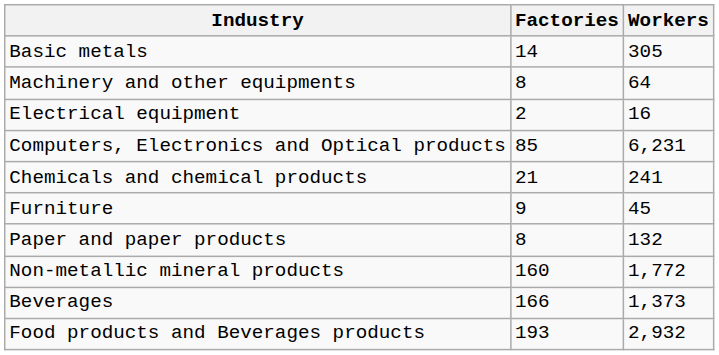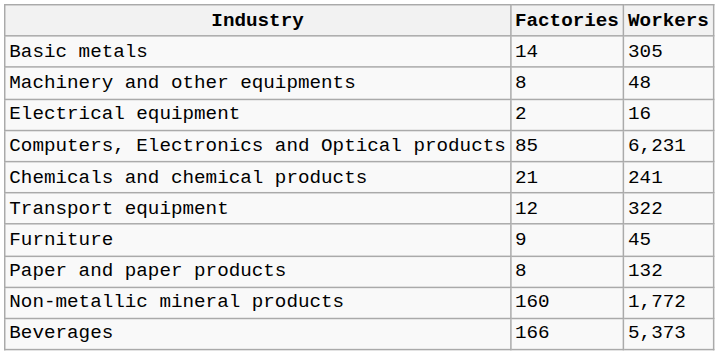(640, 83) 64 -> (640, 83) 48
+ row: (119, 209)
(657, 303) 1,373 -> (657, 334) 5,373
- row: (217, 334)
